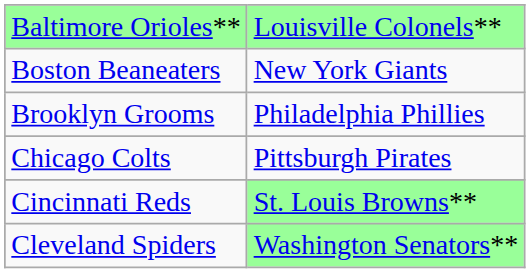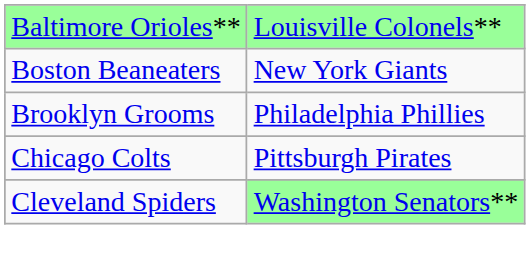- row: (101, 201)
